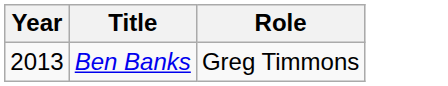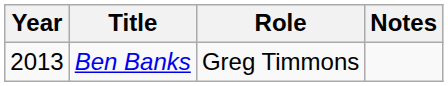+ column: (404, 23)
